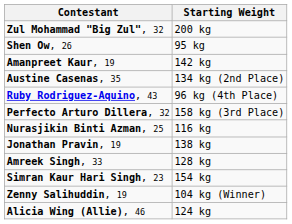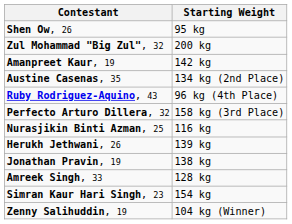rows swapped: (39, 46) <-> (85, 29)
+ row: (64, 145)
- row: (76, 211)
